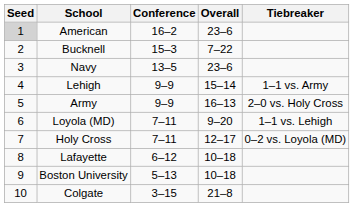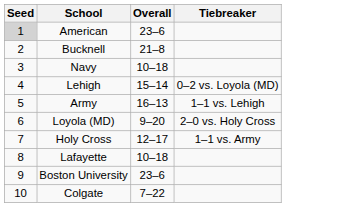- column: (164, 13)
(220, 49) 7–22 -> (152, 49) 21–8
(220, 67) 23–6 -> (152, 67) 10–18
(295, 85) 1–1 vs. Army -> (228, 85) 0–2 vs. Loyola (MD)
(295, 103) 2–0 vs. Holy Cross -> (228, 103) 1–1 vs. Lehigh
(295, 121) 1–1 vs. Lehigh -> (228, 121) 2–0 vs. Holy Cross
(295, 139) 0–2 vs. Loyola (MD) -> (228, 139) 1–1 vs. Army
(220, 175) 10–18 -> (152, 175) 23–6
(220, 193) 21–8 -> (152, 193) 7–22
